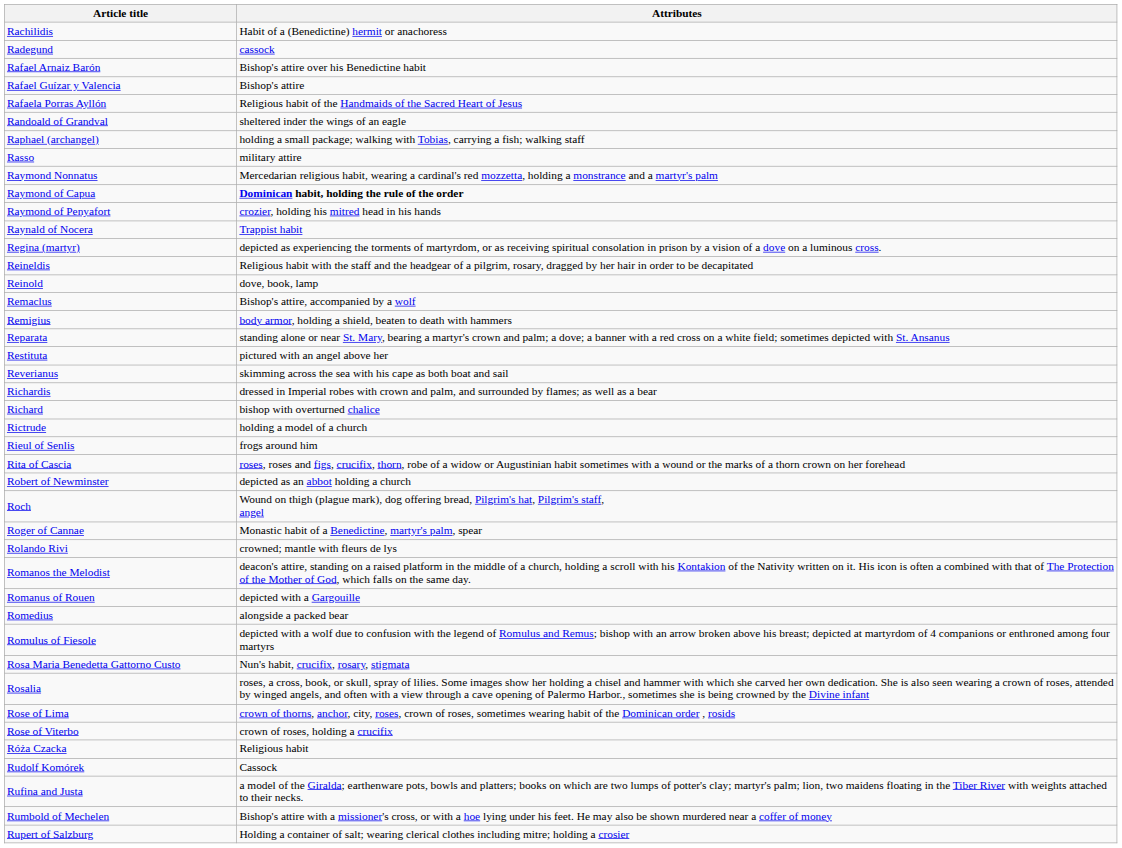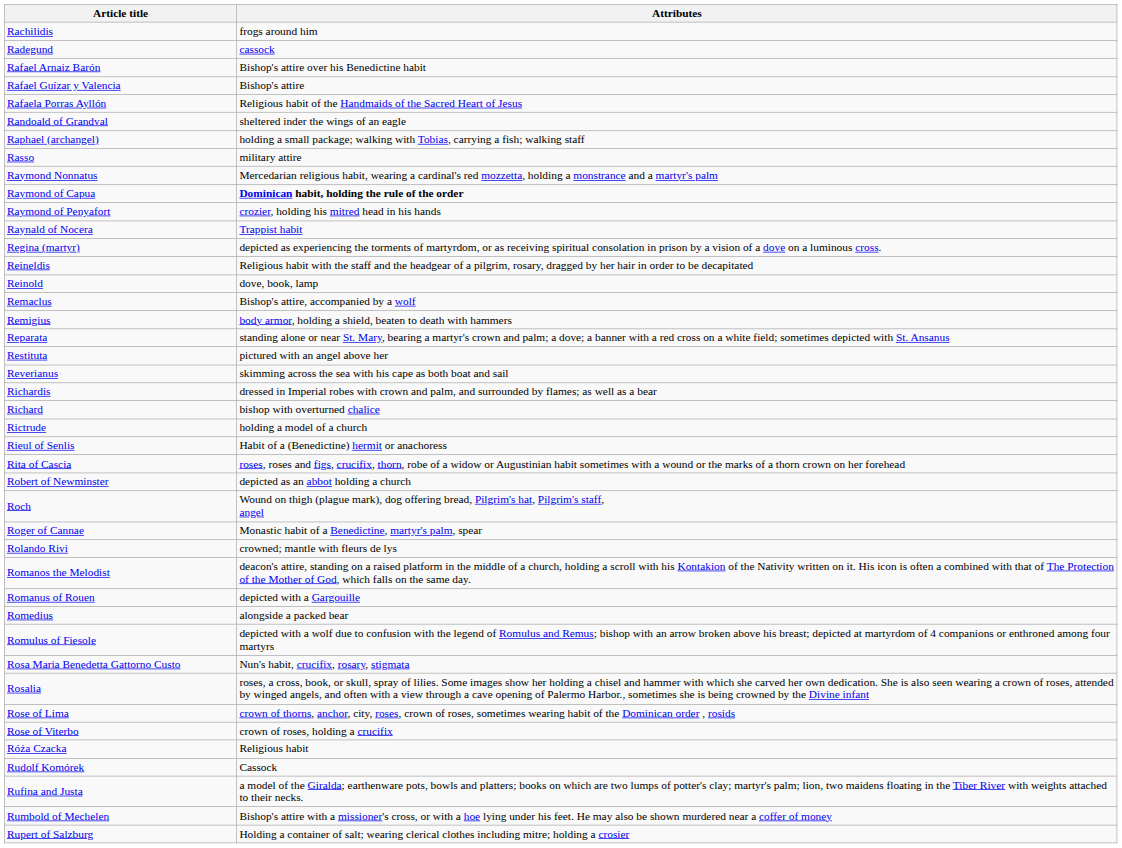(343, 31) Habit of a (Benedictine) hermit or anachoress -> (279, 31) frogs around him
(279, 445) frogs around him -> (343, 445) Habit of a (Benedictine) hermit or anachoress
